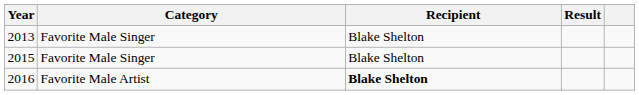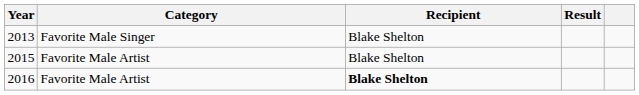(98, 57) Favorite Male Singer -> (95, 57) Favorite Male Artist
